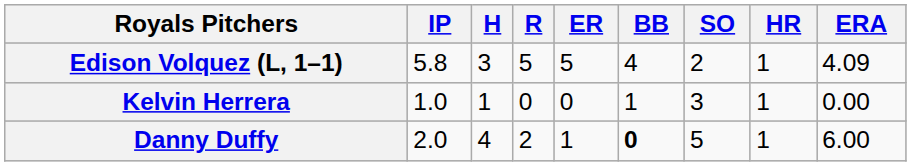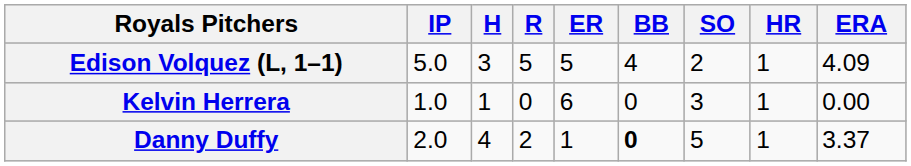(430, 62) 5.8 -> (430, 62) 5.0
(567, 101) 0 -> (567, 101) 6
(631, 101) 1 -> (631, 101) 0
(846, 140) 6.00 -> (846, 140) 3.37
